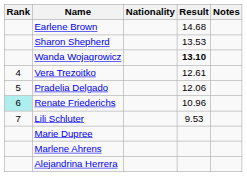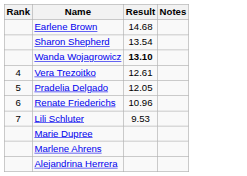- column: (150, 12)
(194, 42) 13.53 -> (140, 42) 13.54
(194, 88) 12.06 -> (140, 88) 12.05
(18, 103) paleturquoise background -> (18, 103) no background
